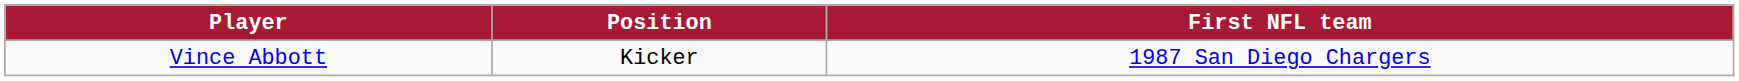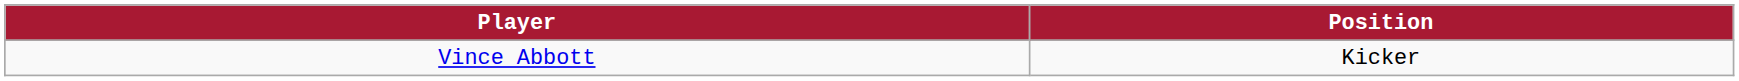- column: (1280, 23)
